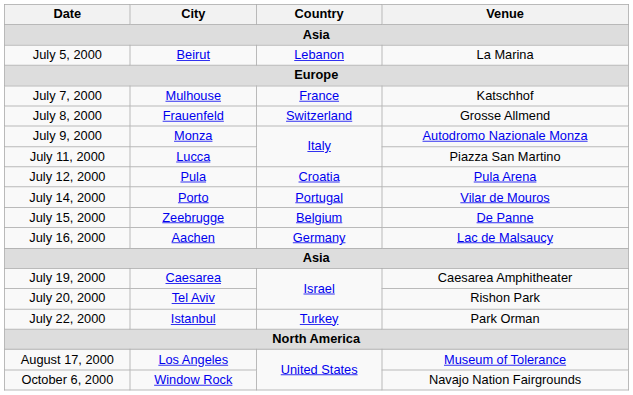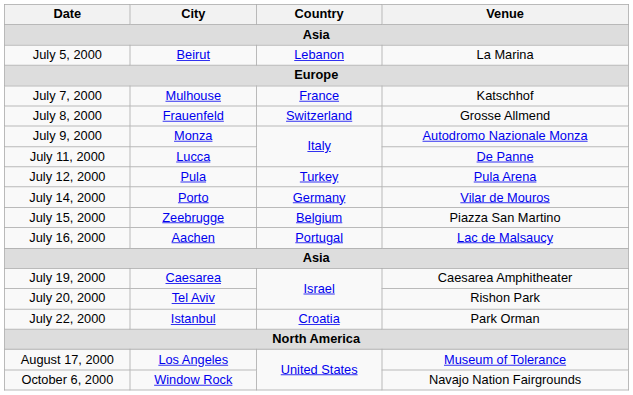(505, 156) Piazza San Martino -> (505, 156) De Panne
(319, 177) Croatia -> (319, 177) Turkey
(319, 197) Portugal -> (319, 197) Germany
(505, 217) De Panne -> (505, 217) Piazza San Martino
(319, 237) Germany -> (319, 237) Portugal
(319, 319) Turkey -> (319, 319) Croatia
